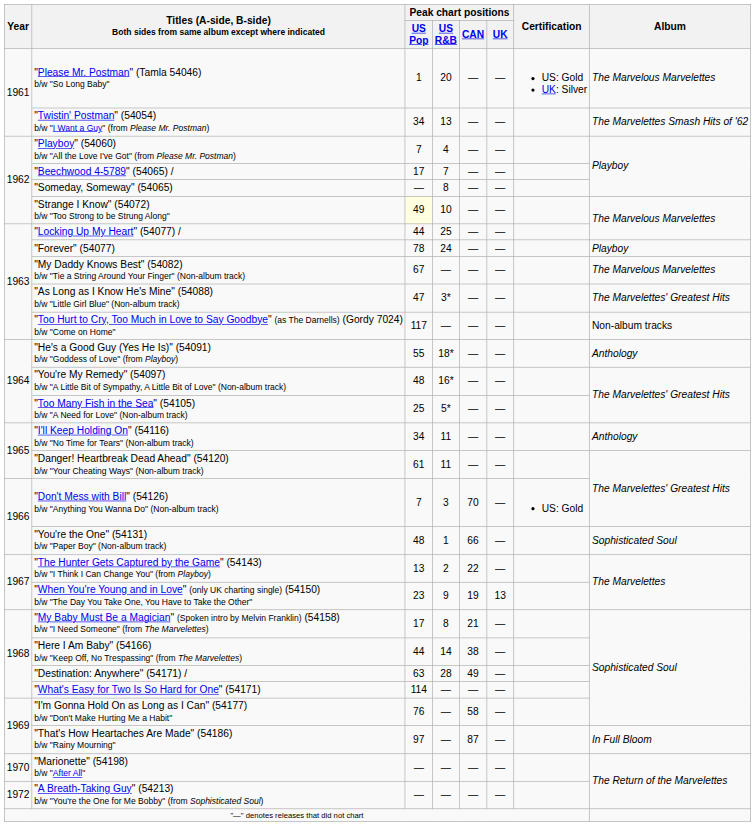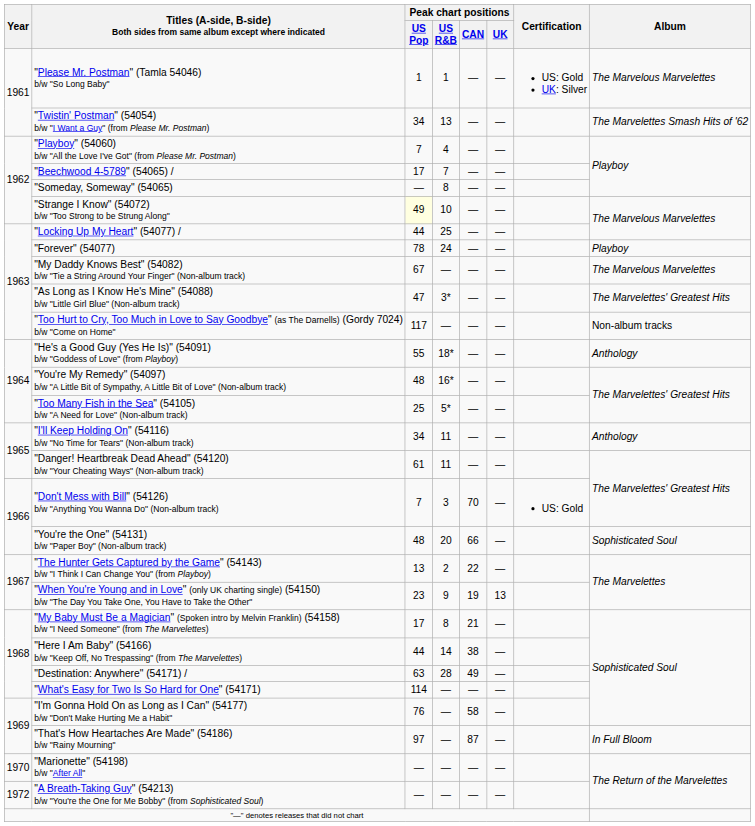(446, 78) 20 -> (446, 78) 1
(446, 540) 1 -> (446, 540) 20
